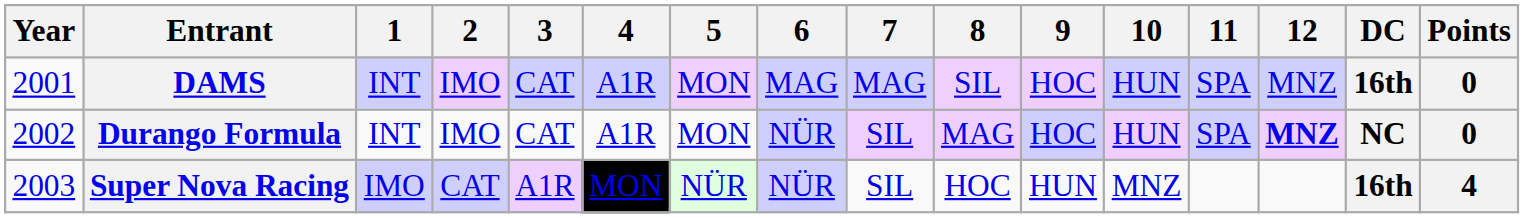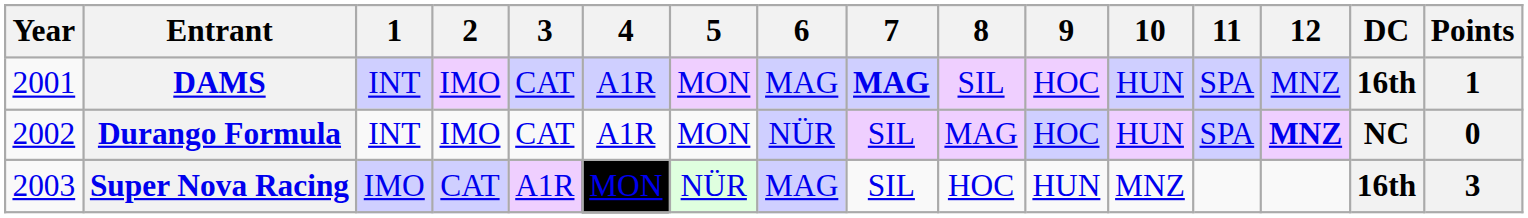(890, 82) normal -> (891, 82) bold
(1469, 82) 0 -> (1473, 82) 1
(802, 186) NÜR -> (802, 186) MAG
(1469, 186) 4 -> (1473, 186) 3
